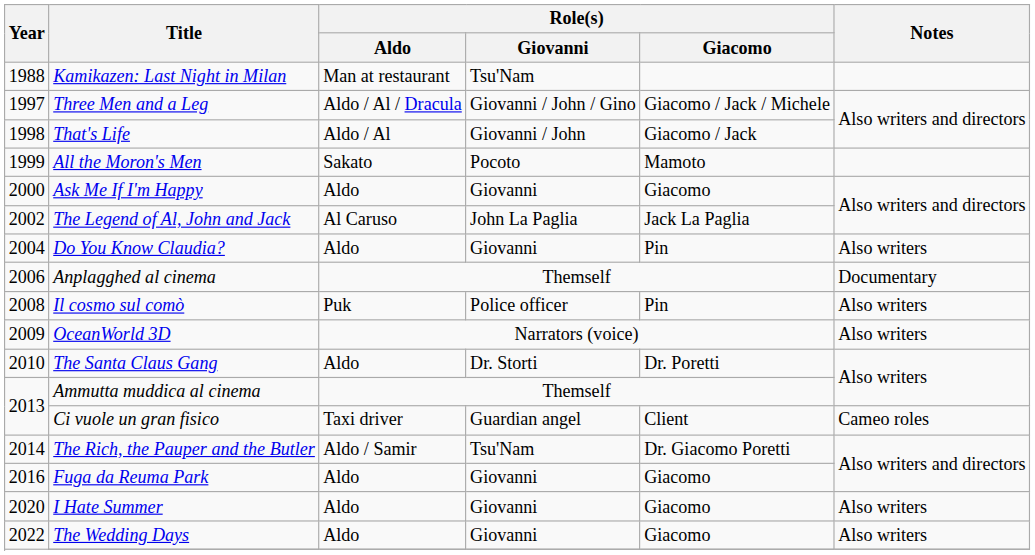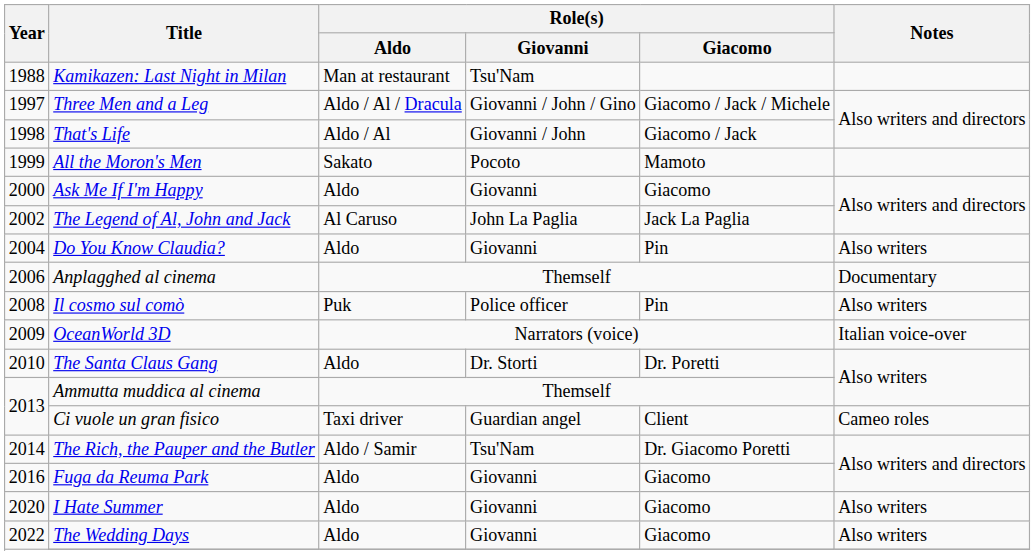(883, 334) Also writers -> (902, 334) Italian voice-over
